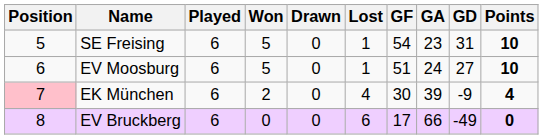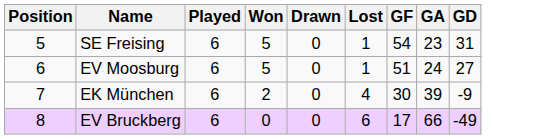- column: (510, 17)
(40, 95) pink background -> (40, 95) no background
